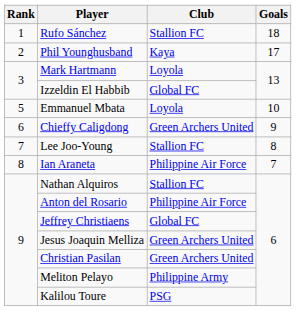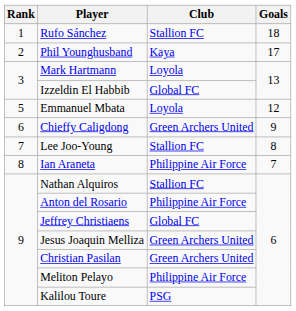(273, 108) 10 -> (273, 108) 12
(189, 277) Philippine Army -> (198, 277) Philippine Air Force
